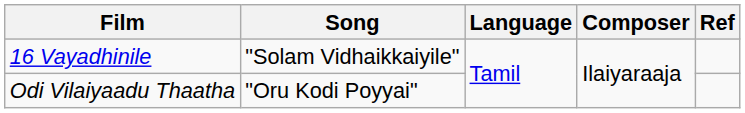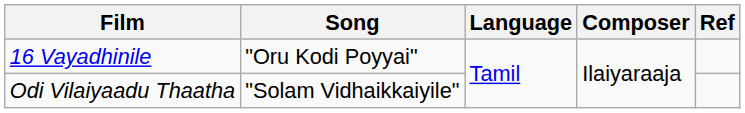(352, 57) "Solam Vidhaikkaiyile" -> (331, 57) "Oru Kodi Poyyai"
(331, 91) "Oru Kodi Poyyai" -> (352, 91) "Solam Vidhaikkaiyile"
